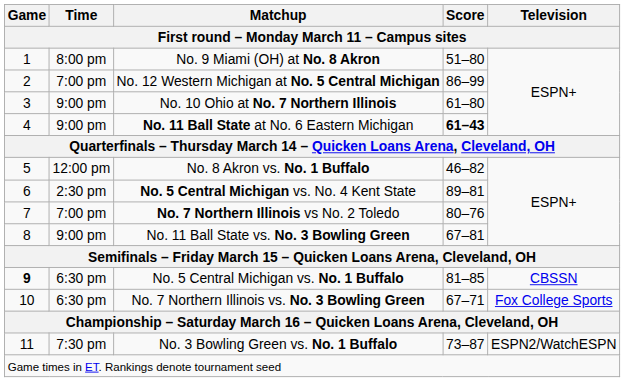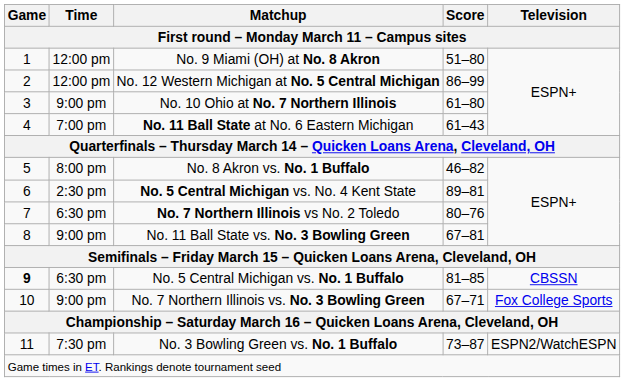(81, 59) 8:00 pm -> (81, 59) 12:00 pm
(81, 81) 7:00 pm -> (81, 81) 12:00 pm
(81, 125) 9:00 pm -> (81, 125) 7:00 pm
(465, 125) bold -> (465, 125) normal
(81, 169) 12:00 pm -> (81, 169) 8:00 pm
(81, 213) 7:00 pm -> (81, 213) 6:30 pm
(81, 300) 6:30 pm -> (81, 300) 9:00 pm
